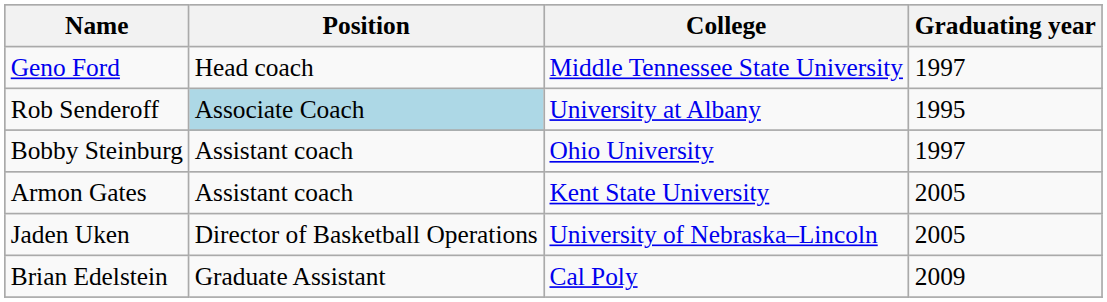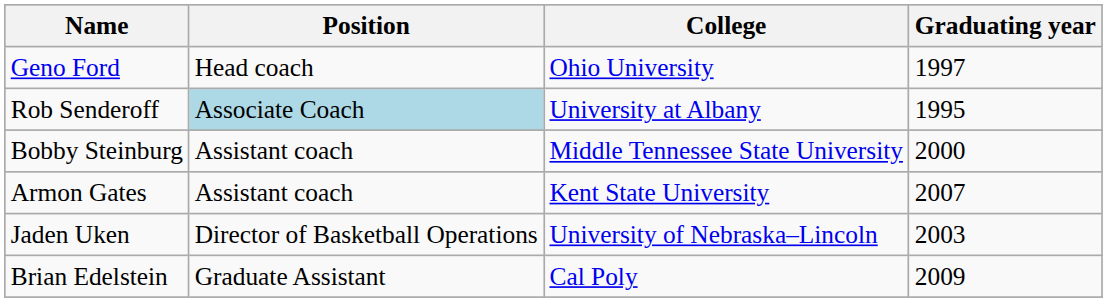(726, 67) Middle Tennessee State University -> (632, 67) Ohio University
(632, 151) Ohio University -> (726, 151) Middle Tennessee State University
(940, 151) 1997 -> (940, 151) 2000
(940, 193) 2005 -> (940, 193) 2007
(940, 234) 2005 -> (940, 234) 2003
